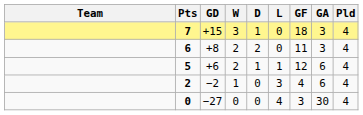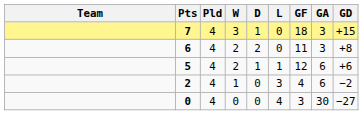columns swapped: (346, 13) <-> (212, 13)
